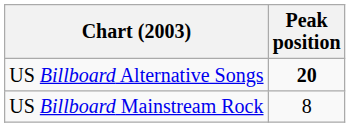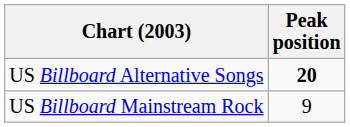(307, 106) 8 -> (307, 106) 9
